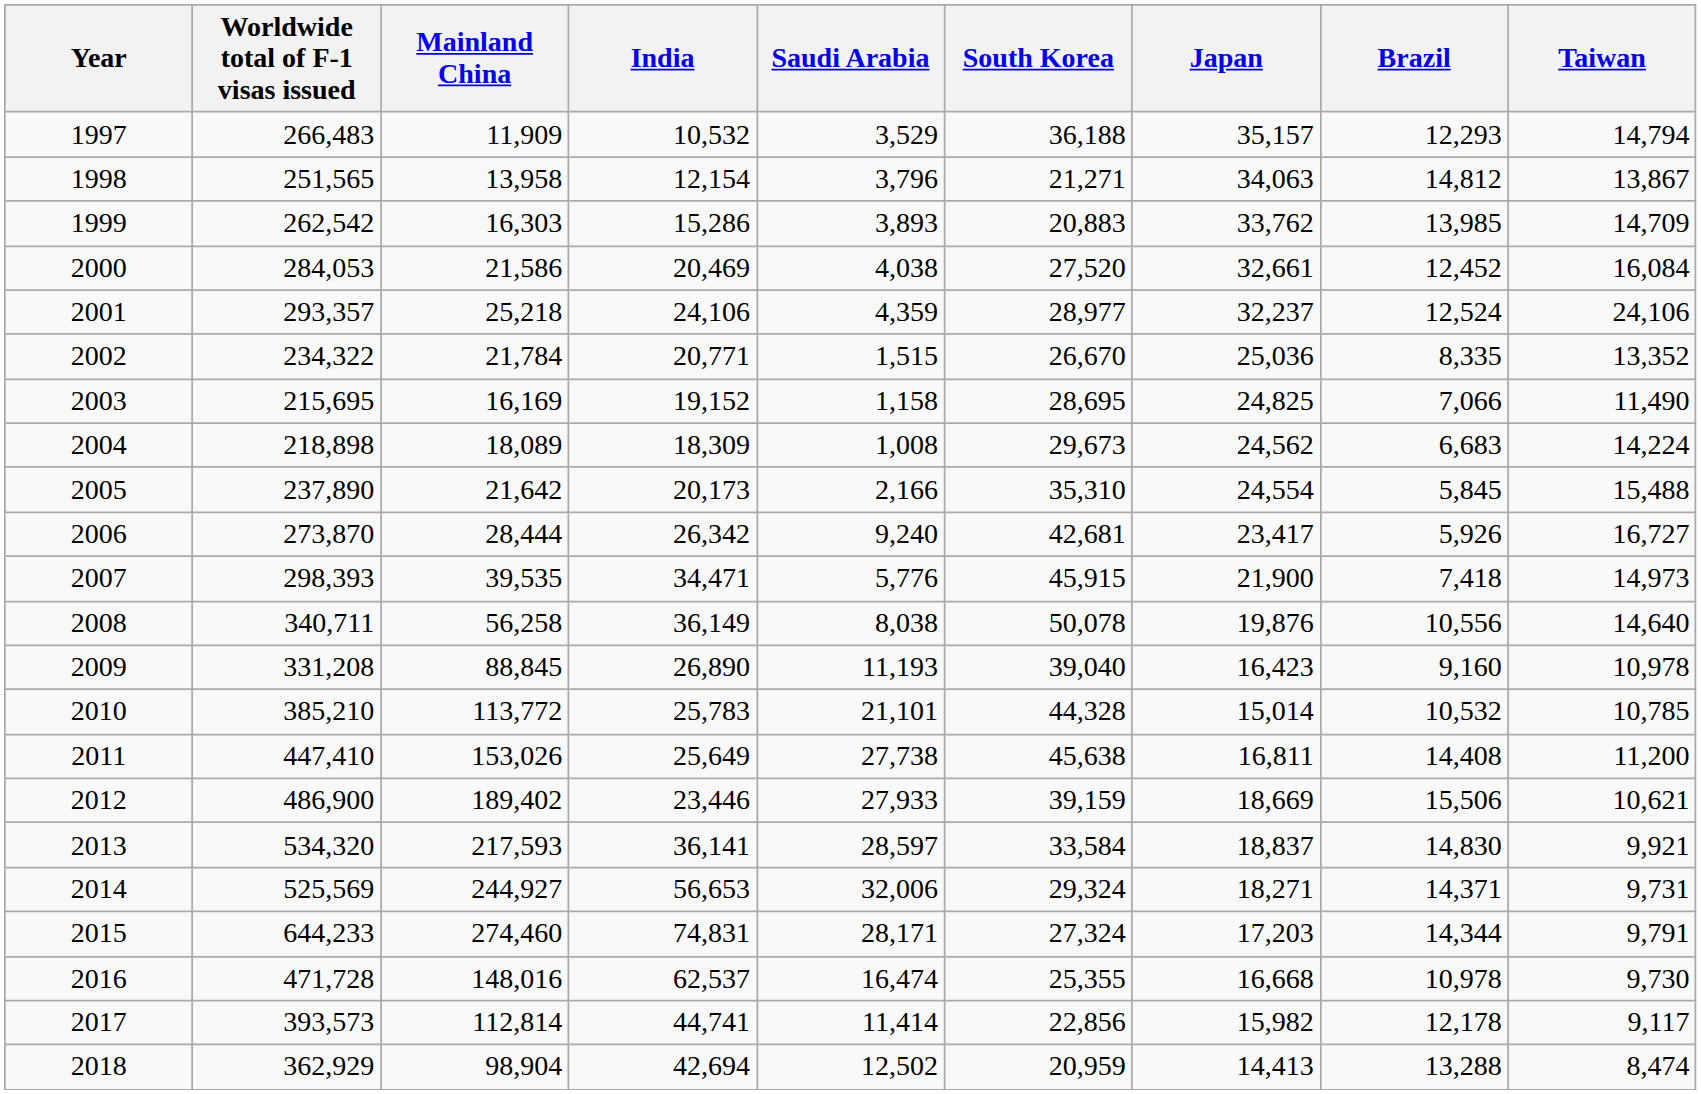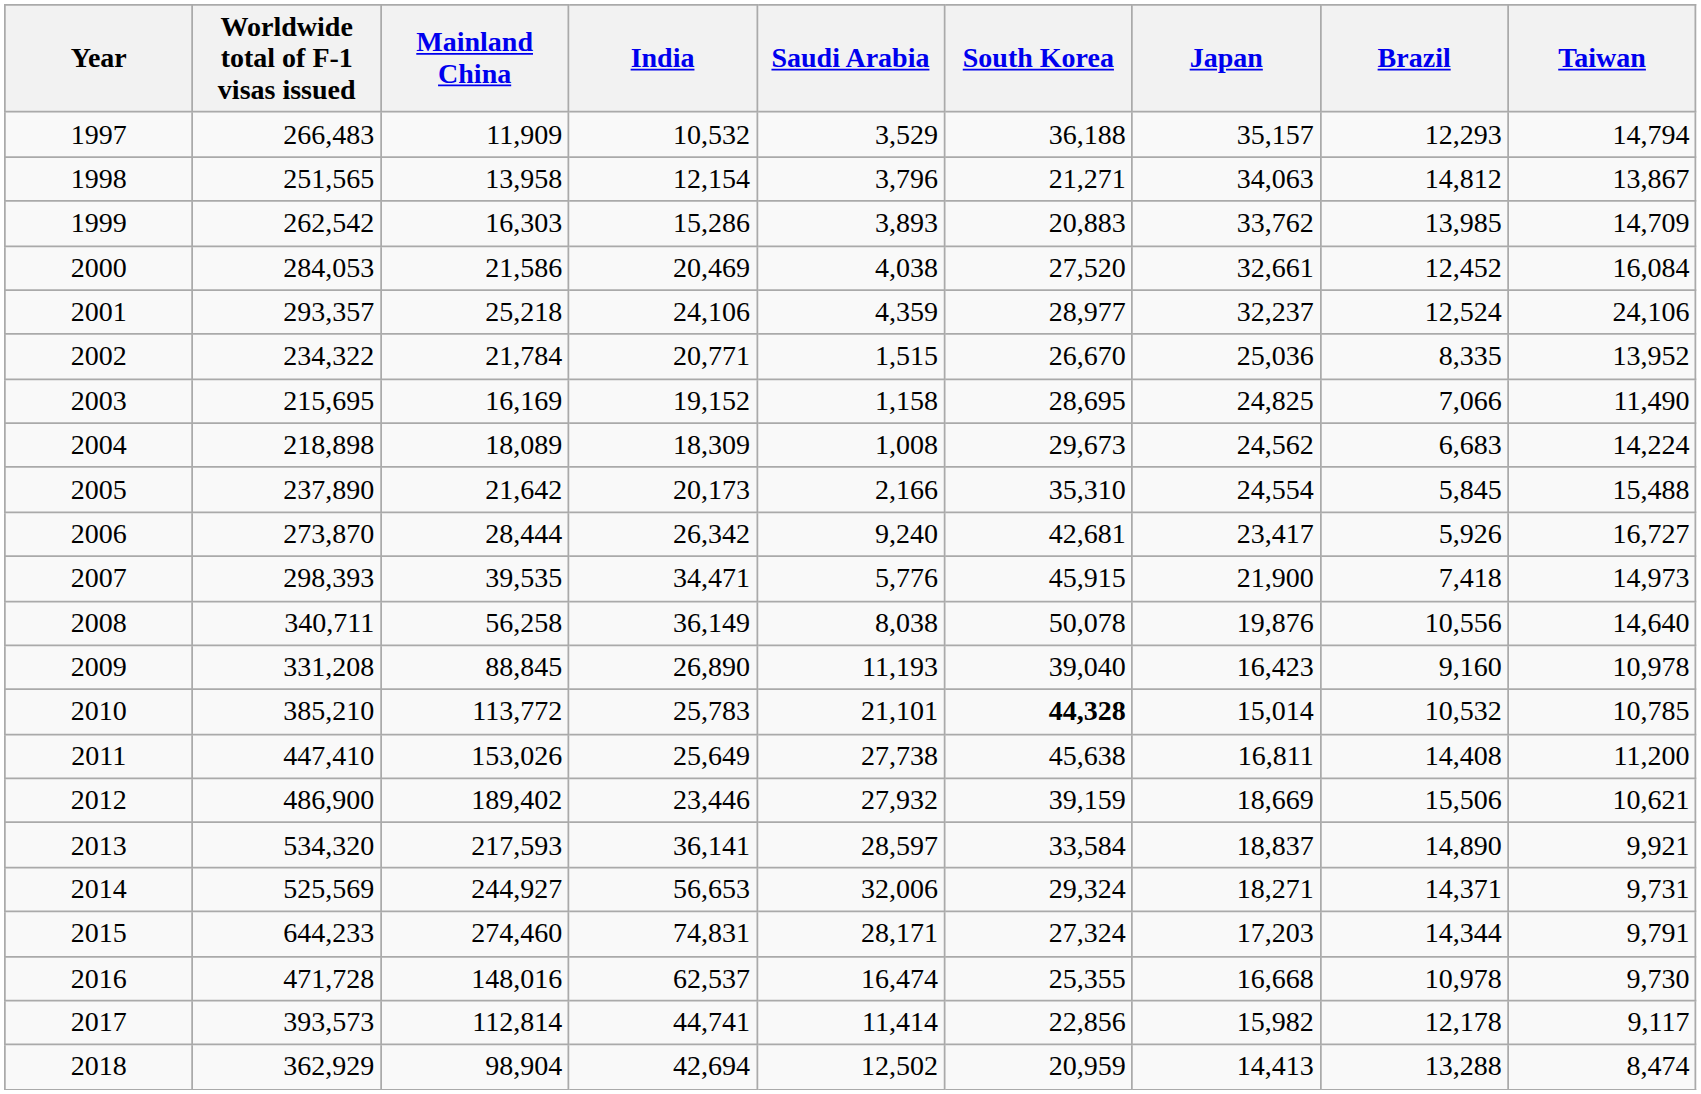(1651, 356) 13,352 -> (1651, 356) 13,952
(1087, 711) normal -> (1087, 711) bold
(899, 800) 27,933 -> (899, 800) 27,932
(1463, 844) 14,830 -> (1463, 844) 14,890
